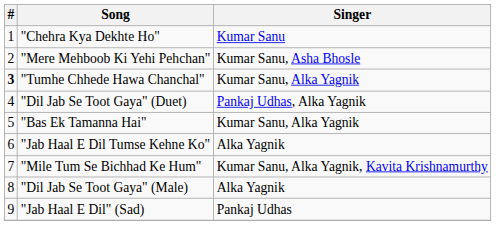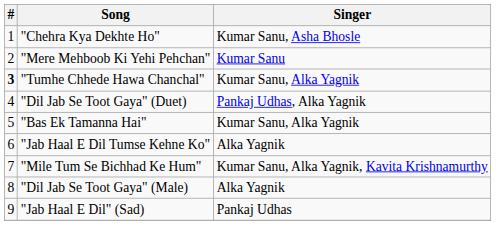(251, 36) Kumar Sanu -> (288, 36) Kumar Sanu, Asha Bhosle
(288, 58) Kumar Sanu, Asha Bhosle -> (251, 58) Kumar Sanu
